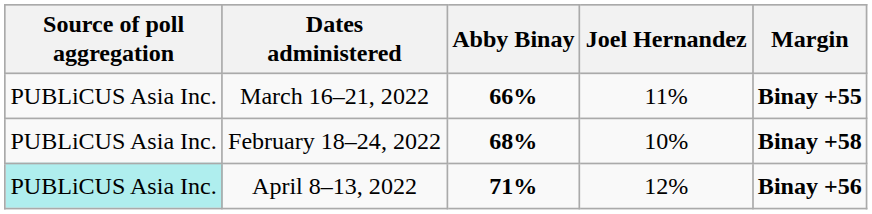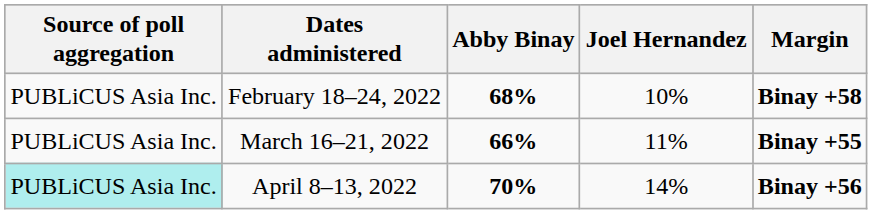rows swapped: (335, 141) <-> (334, 97)
(513, 186) 71% -> (513, 186) 70%
(666, 186) 12% -> (666, 186) 14%
